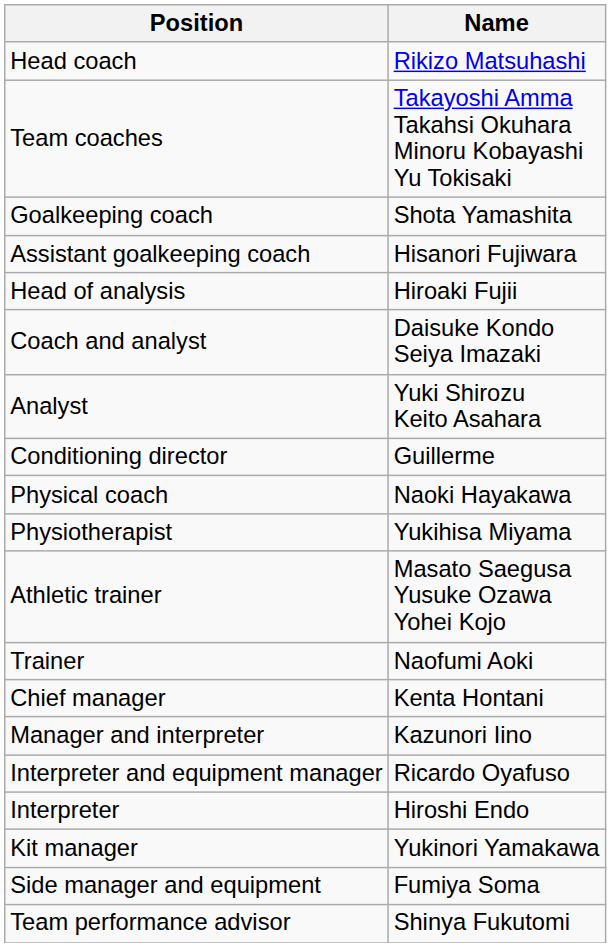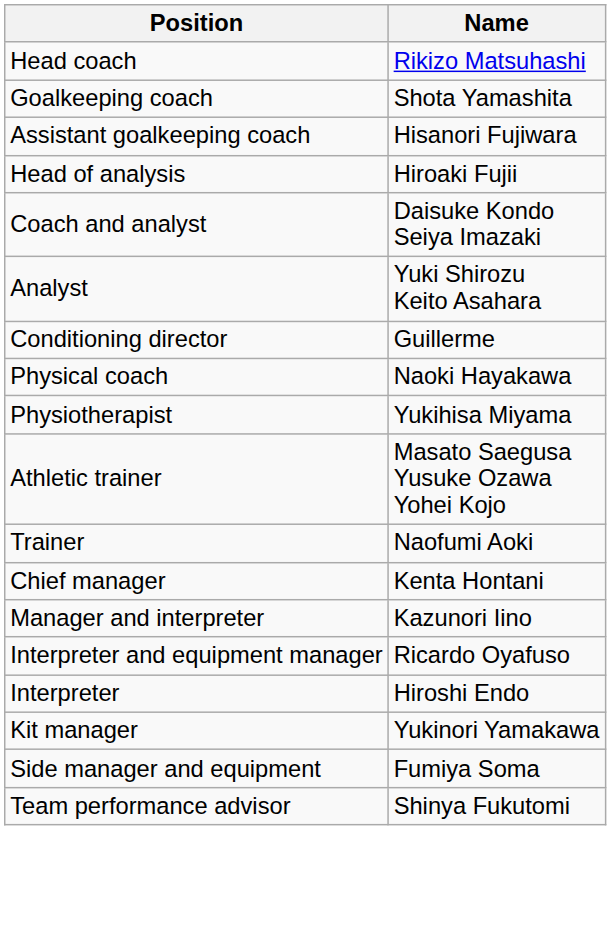- row: (87, 138)
